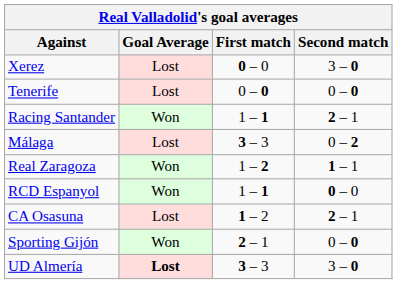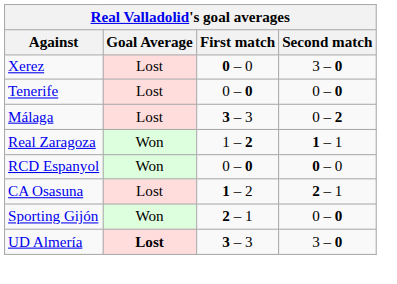- row: (62, 117)
(253, 191) 1 – 1 -> (237, 166) 0 – 0
